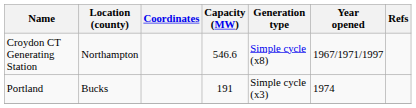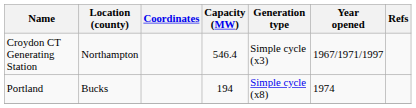(225, 54) 546.6 -> (225, 54) 546.4
(278, 54) Simple cycle (x8) -> (278, 54) Simple cycle (x3)
(225, 89) 191 -> (225, 89) 194
(278, 89) Simple cycle (x3) -> (278, 89) Simple cycle (x8)
